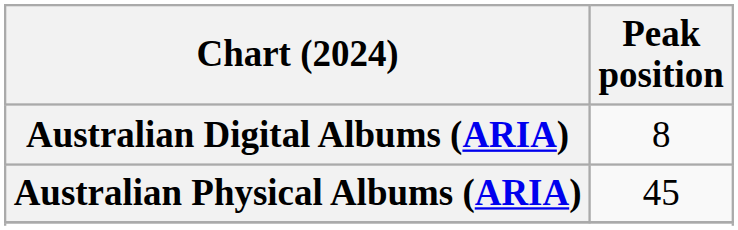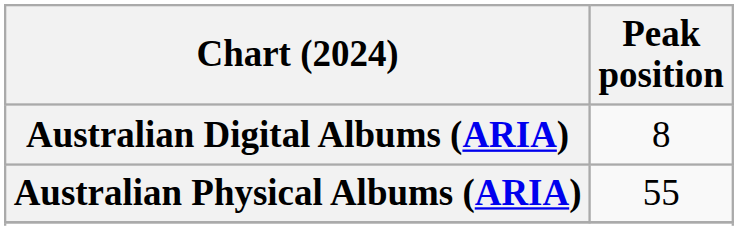(661, 192) 45 -> (661, 192) 55
